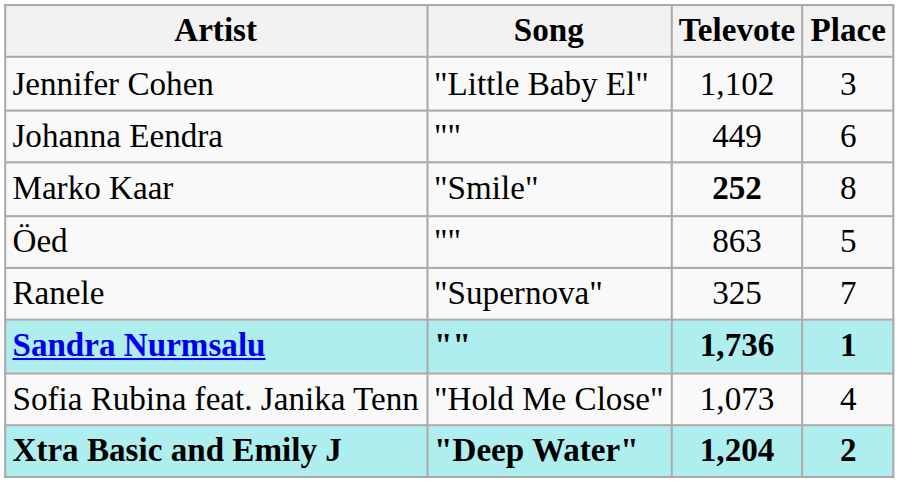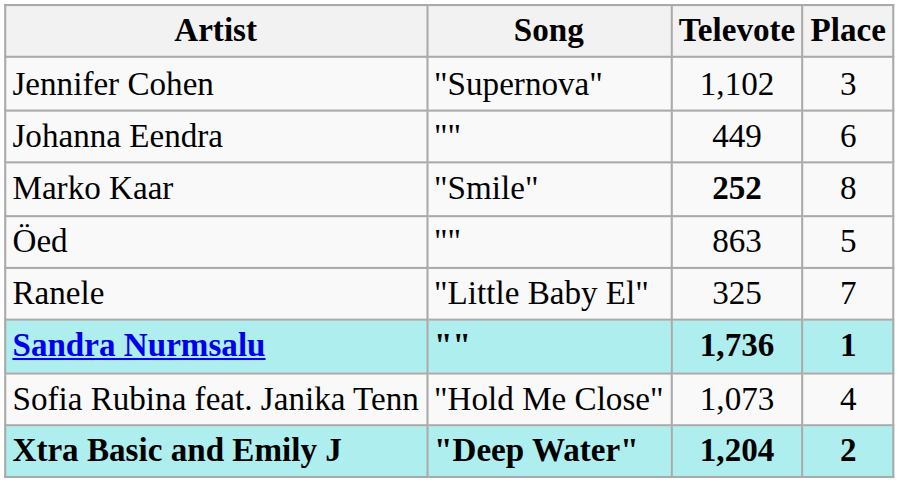(541, 83) "Little Baby El" -> (518, 83) "Supernova"
(518, 293) "Supernova" -> (541, 293) "Little Baby El"
